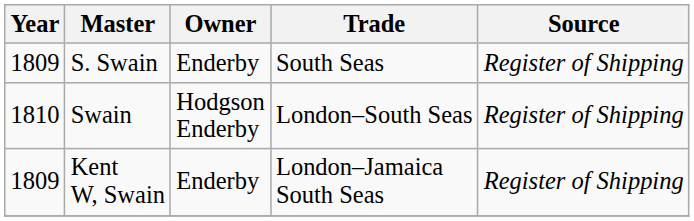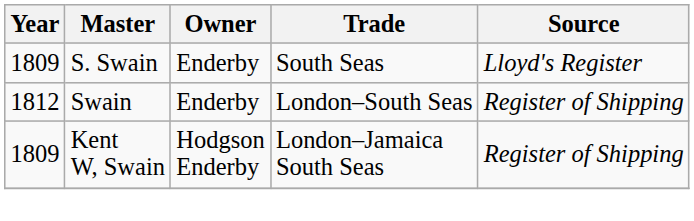(584, 62) Register of Shipping -> (563, 62) Lloyd's Register
(35, 115) 1810 -> (35, 101) 1812
(220, 115) Hodgson Enderby -> (218, 101) Enderby
(218, 181) Enderby -> (220, 154) Hodgson Enderby
